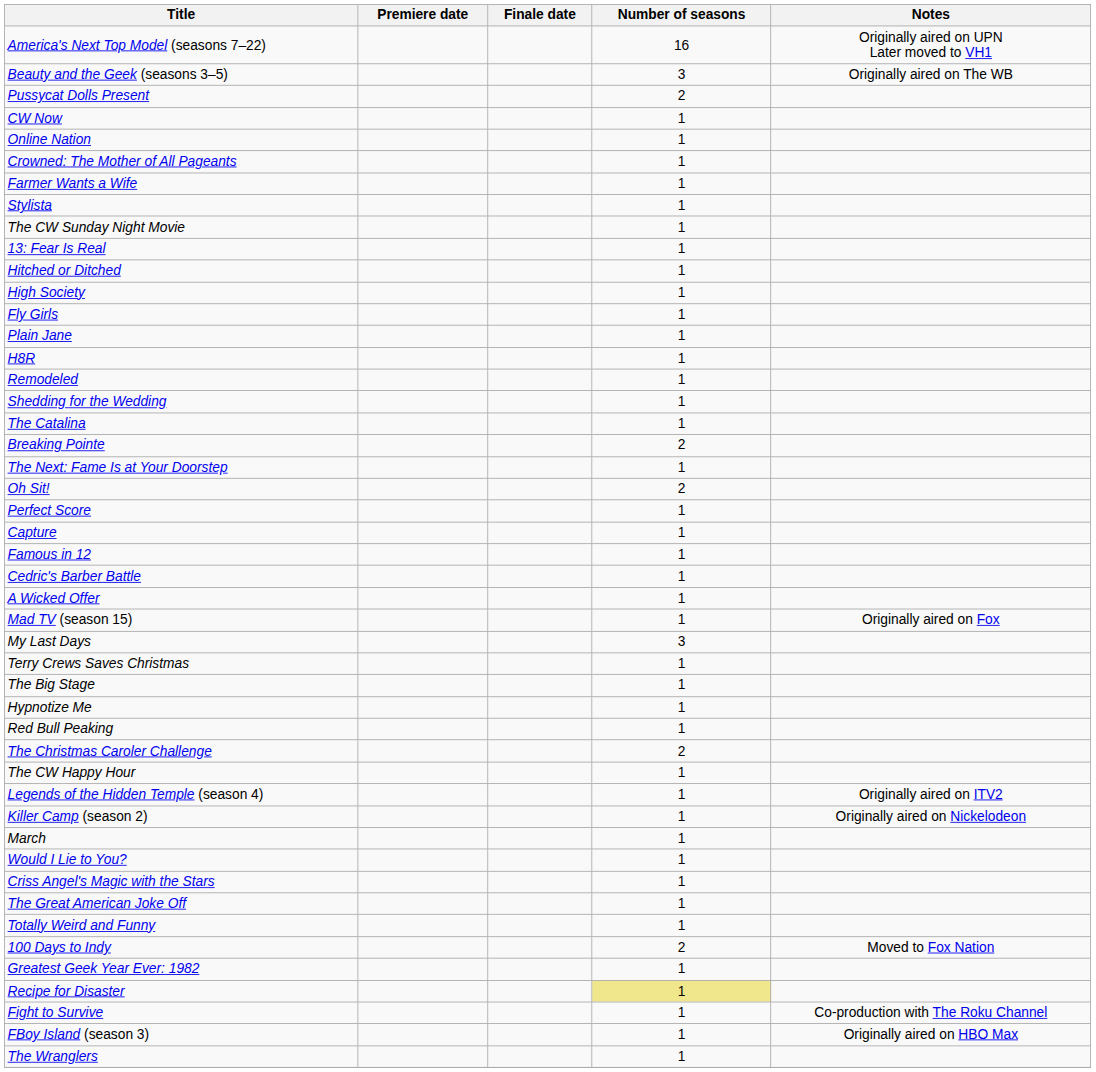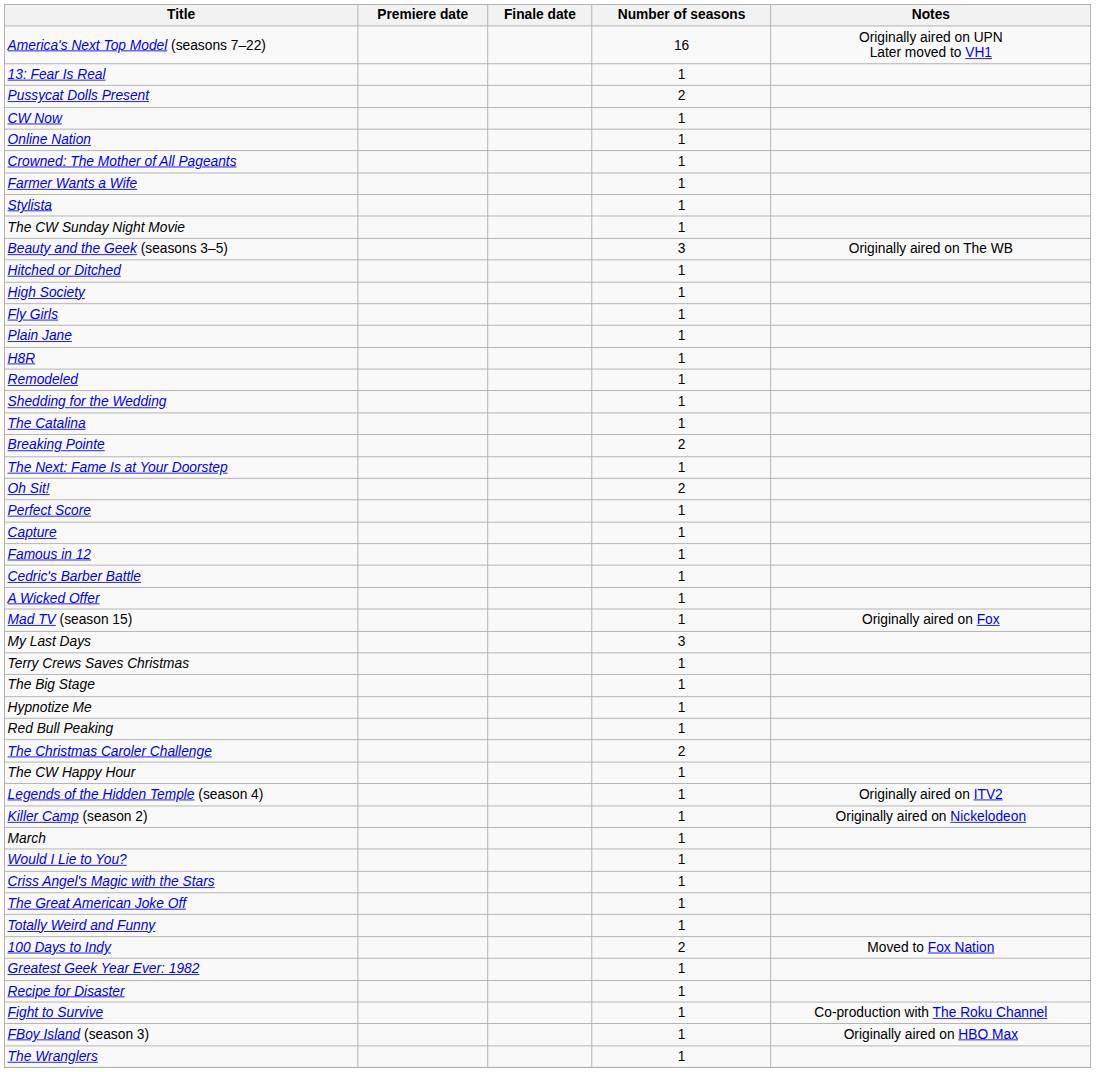rows swapped: (118, 74) <-> (57, 249)
(682, 991) khaki background -> (682, 991) no background
